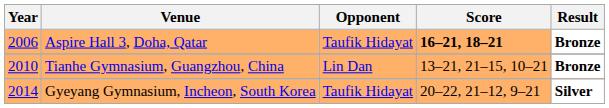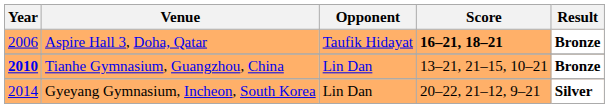(23, 66) normal -> (23, 66) bold
(368, 91) Taufik Hidayat -> (348, 91) Lin Dan
